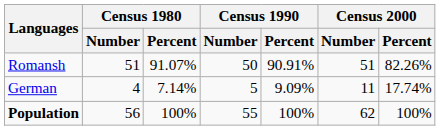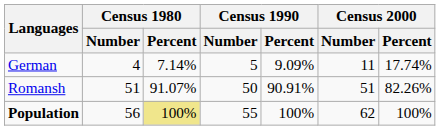rows swapped: (32, 88) <-> (37, 64)
(179, 112) no background -> (179, 112) khaki background
